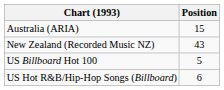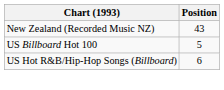- row: (43, 28)
